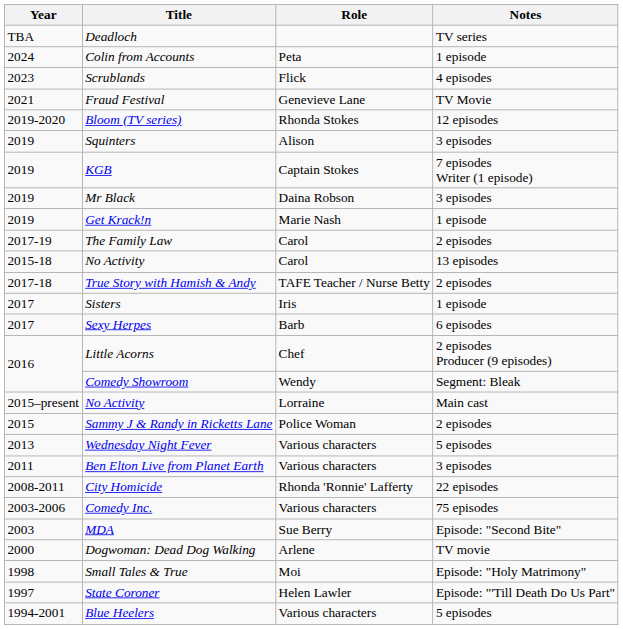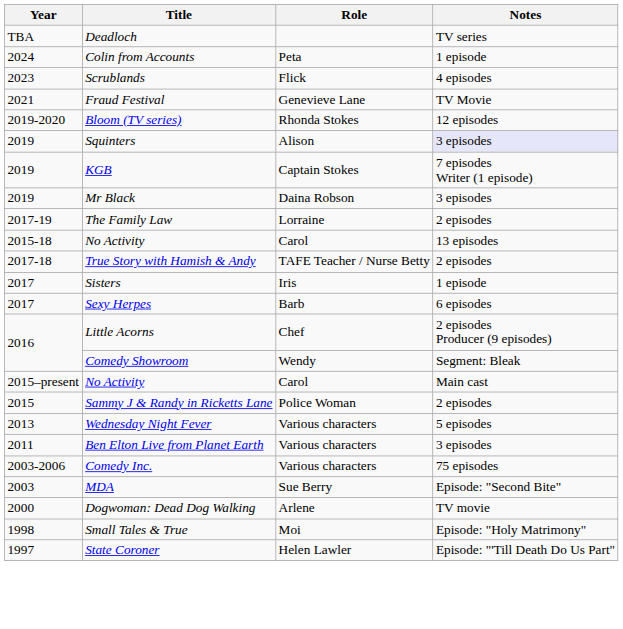(464, 141) no background -> (464, 141) lavender background
- row: (21, 219)
(293, 240) Carol -> (301, 219) Lorraine
(301, 402) Lorraine -> (293, 381) Carol
- row: (36, 487)
- row: (36, 613)
